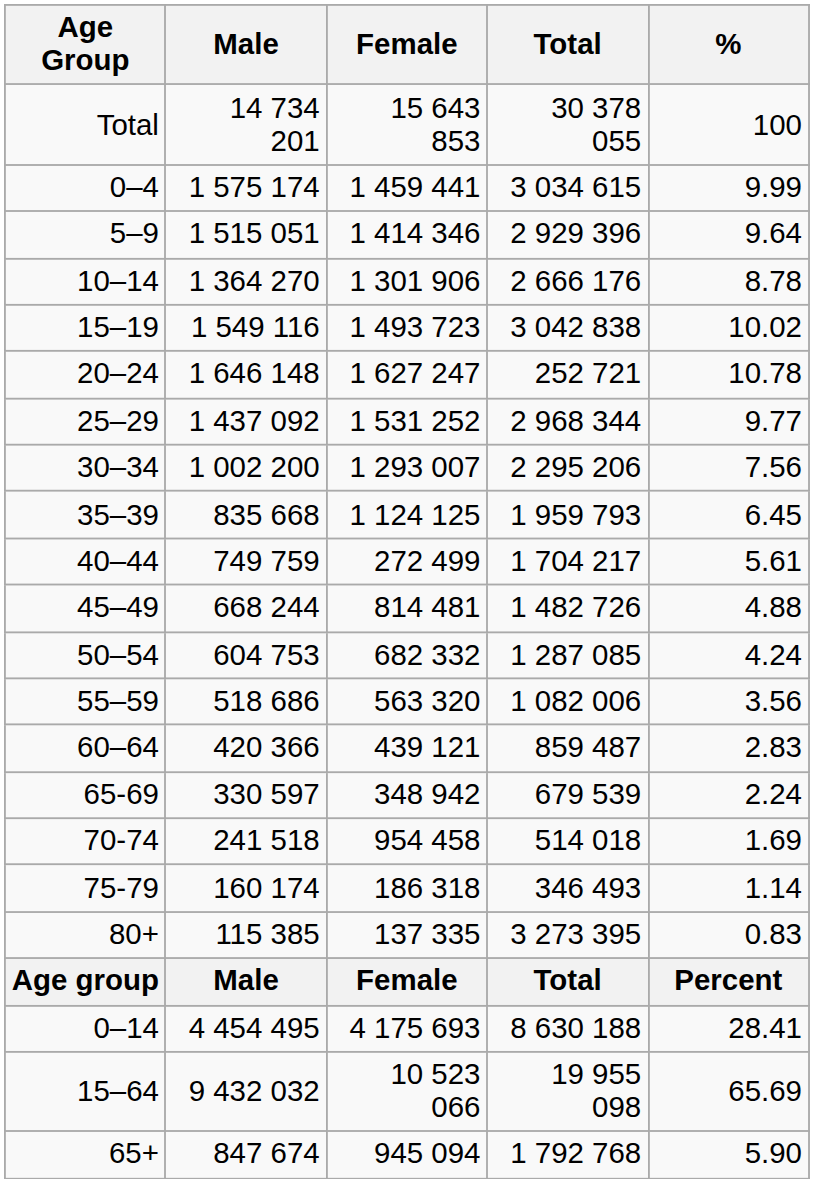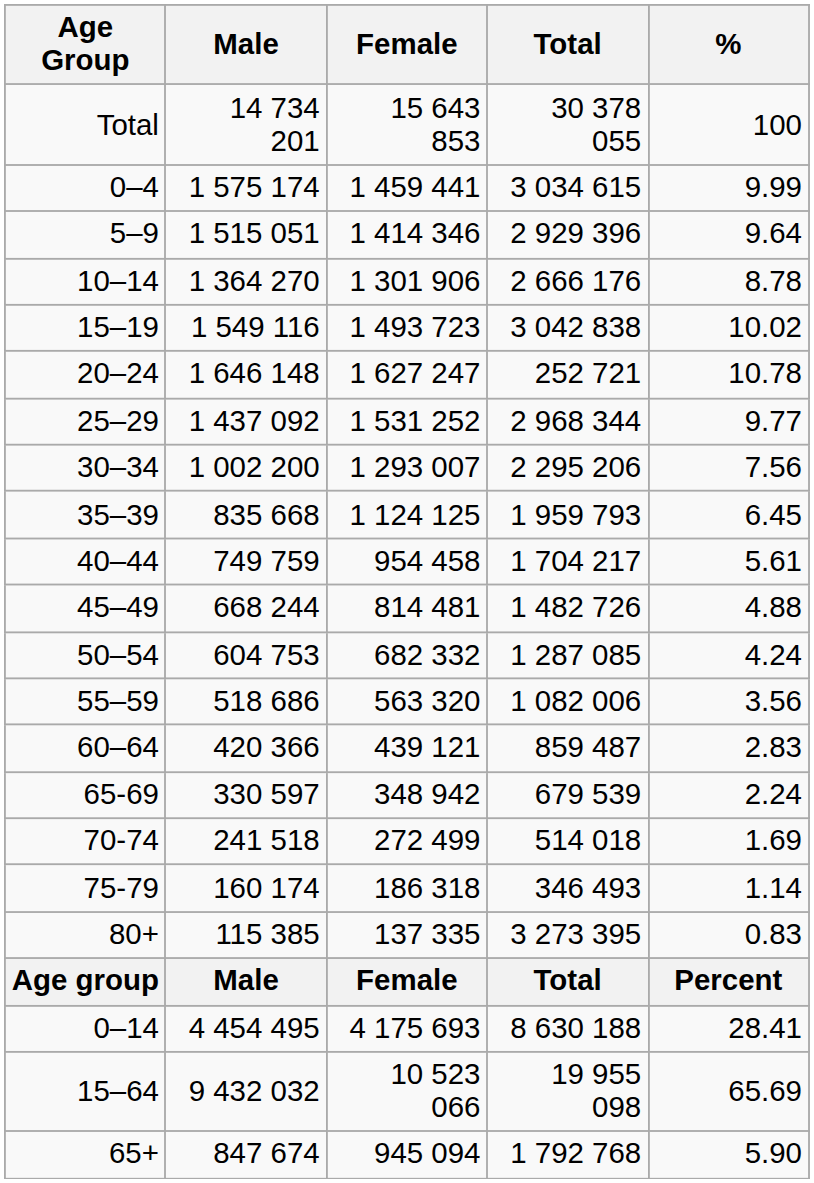(427, 560) 272 499 -> (427, 560) 954 458
(427, 841) 954 458 -> (427, 841) 272 499
